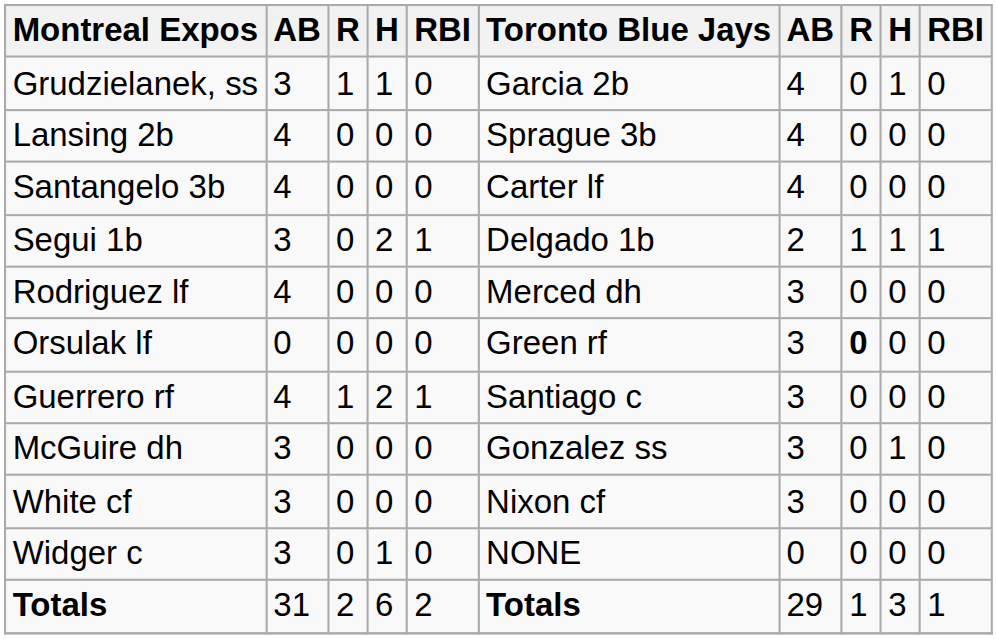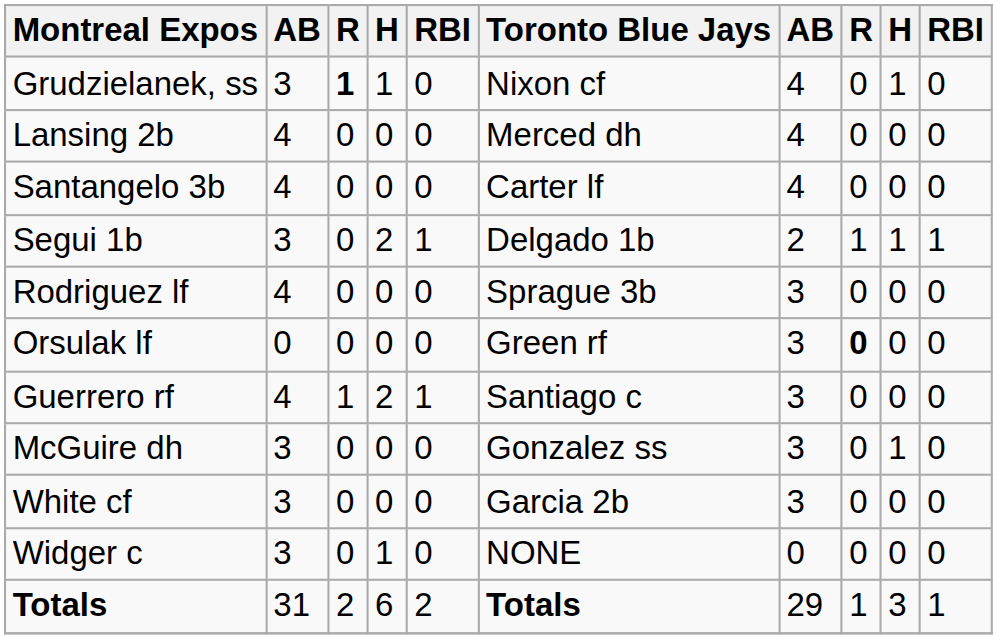(345, 82) normal -> (345, 82) bold
(558, 82) Garcia 2b -> (546, 82) Nixon cf
(571, 135) Sprague 3b -> (564, 135) Merced dh
(564, 291) Merced dh -> (571, 291) Sprague 3b
(546, 501) Nixon cf -> (558, 501) Garcia 2b
